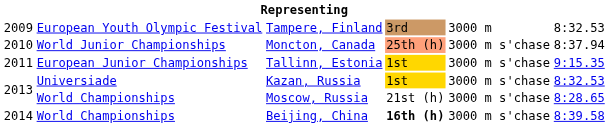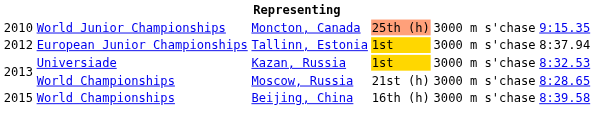- row: (324, 27)
(579, 45) 8:37.94 -> (565, 27) 9:15.35
(18, 63) 2011 -> (18, 45) 2012
(579, 63) 9:15.35 -> (565, 45) 8:37.94
(18, 116) 2014 -> (18, 98) 2015
(415, 116) bold -> (401, 98) normal
